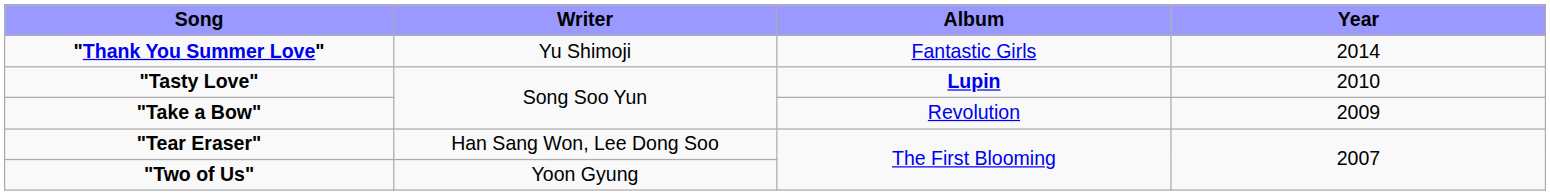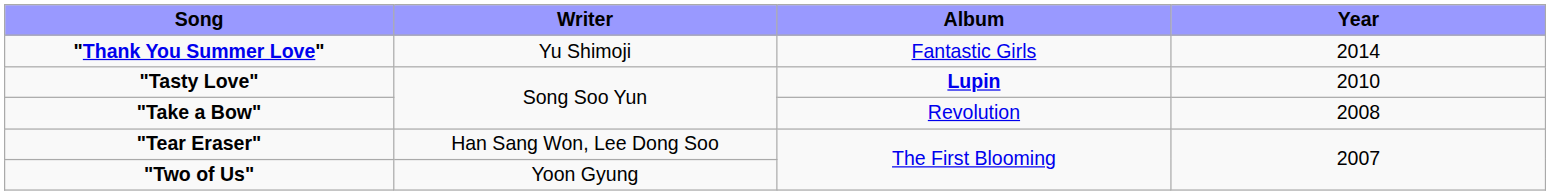(1358, 112) 2009 -> (1358, 112) 2008
